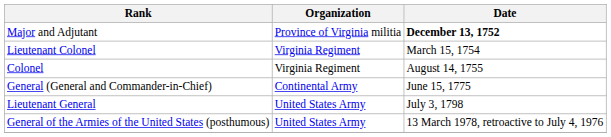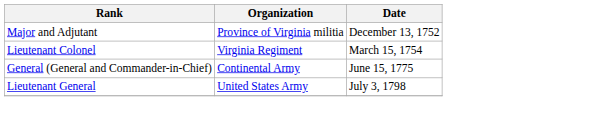(453, 31) bold -> (394, 31) normal
- row: (25, 68)
- row: (138, 123)
